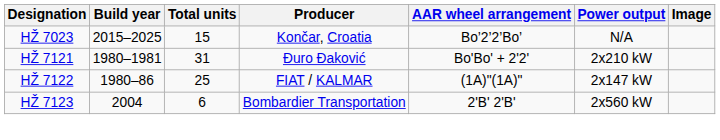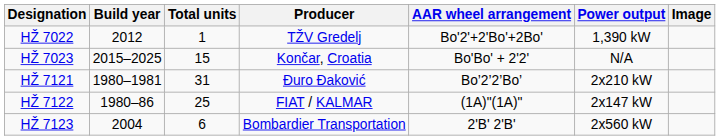+ row: (47, 37)
(492, 37) Bo’2’2’Bo’ -> (492, 59) Bo'Bo' + 2'2'
(492, 59) Bo'Bo' + 2'2' -> (492, 80) Bo’2’2’Bo’
